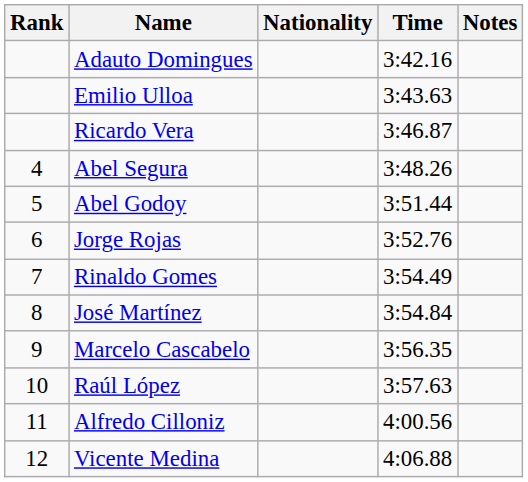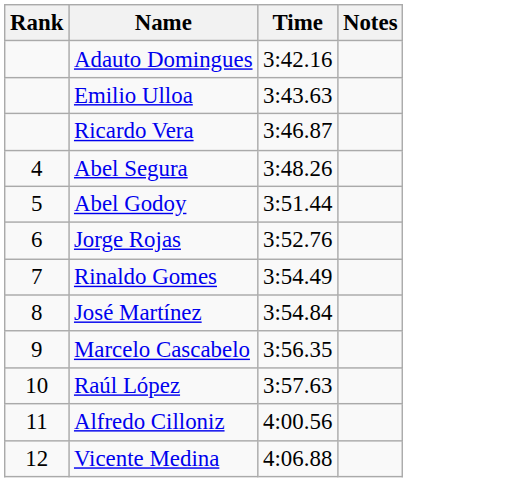- column: (318, 22)
